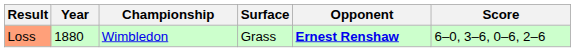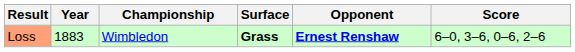(69, 36) 1880 -> (69, 36) 1883
(258, 36) normal -> (260, 36) bold
